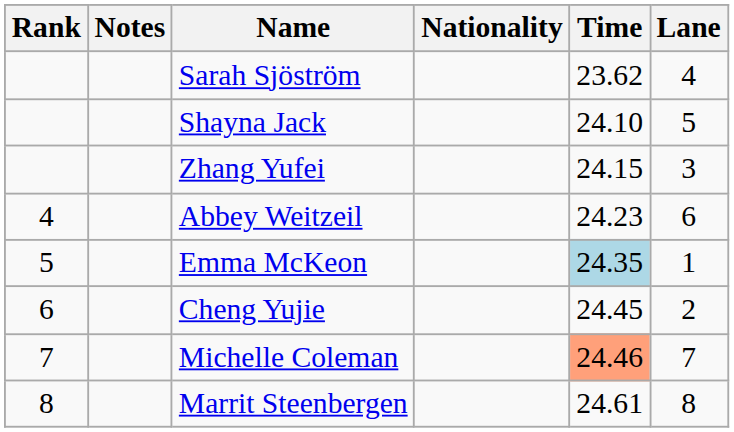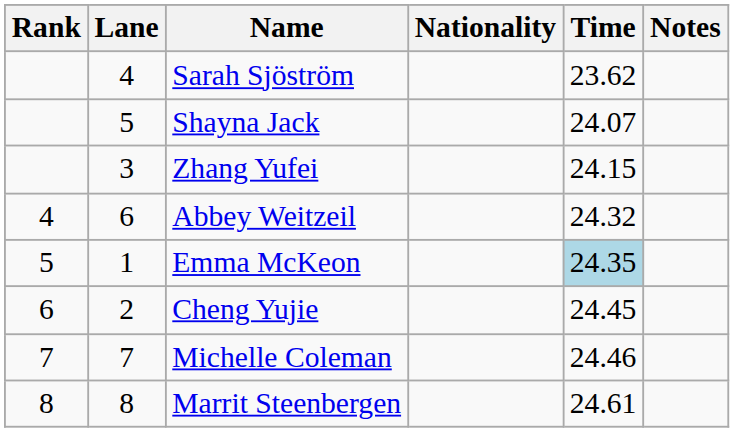columns swapped: (689, 27) <-> (130, 27)
(610, 121) 24.10 -> (603, 121) 24.07
(610, 215) 24.23 -> (603, 215) 24.32
(610, 356) lightsalmon background -> (603, 356) no background
